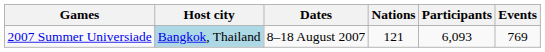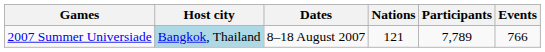(457, 36) 6,093 -> (457, 36) 7,789
(518, 36) 769 -> (518, 36) 766
